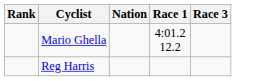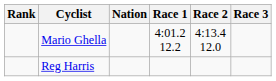+ column: (210, 14)
